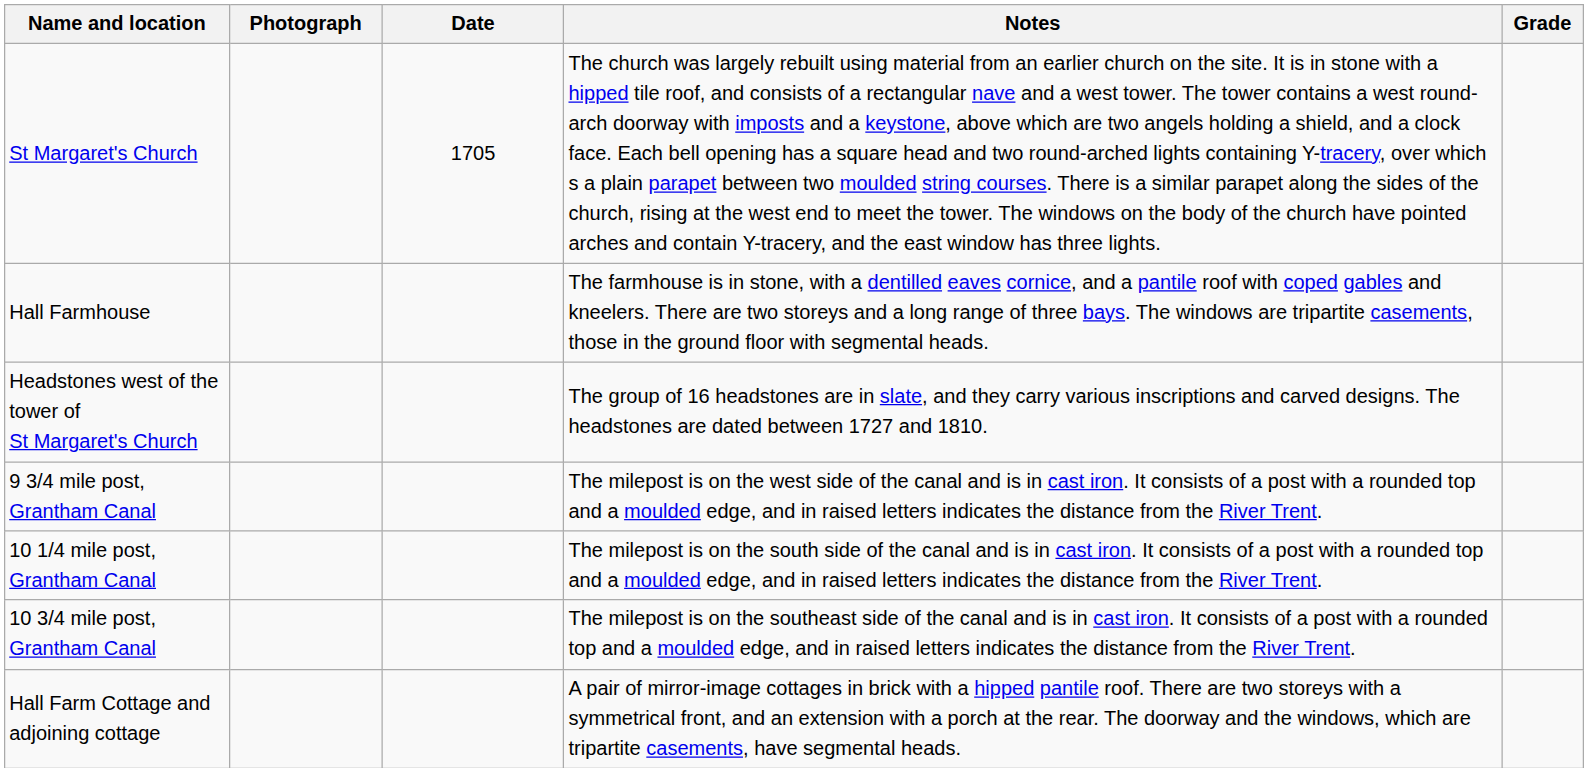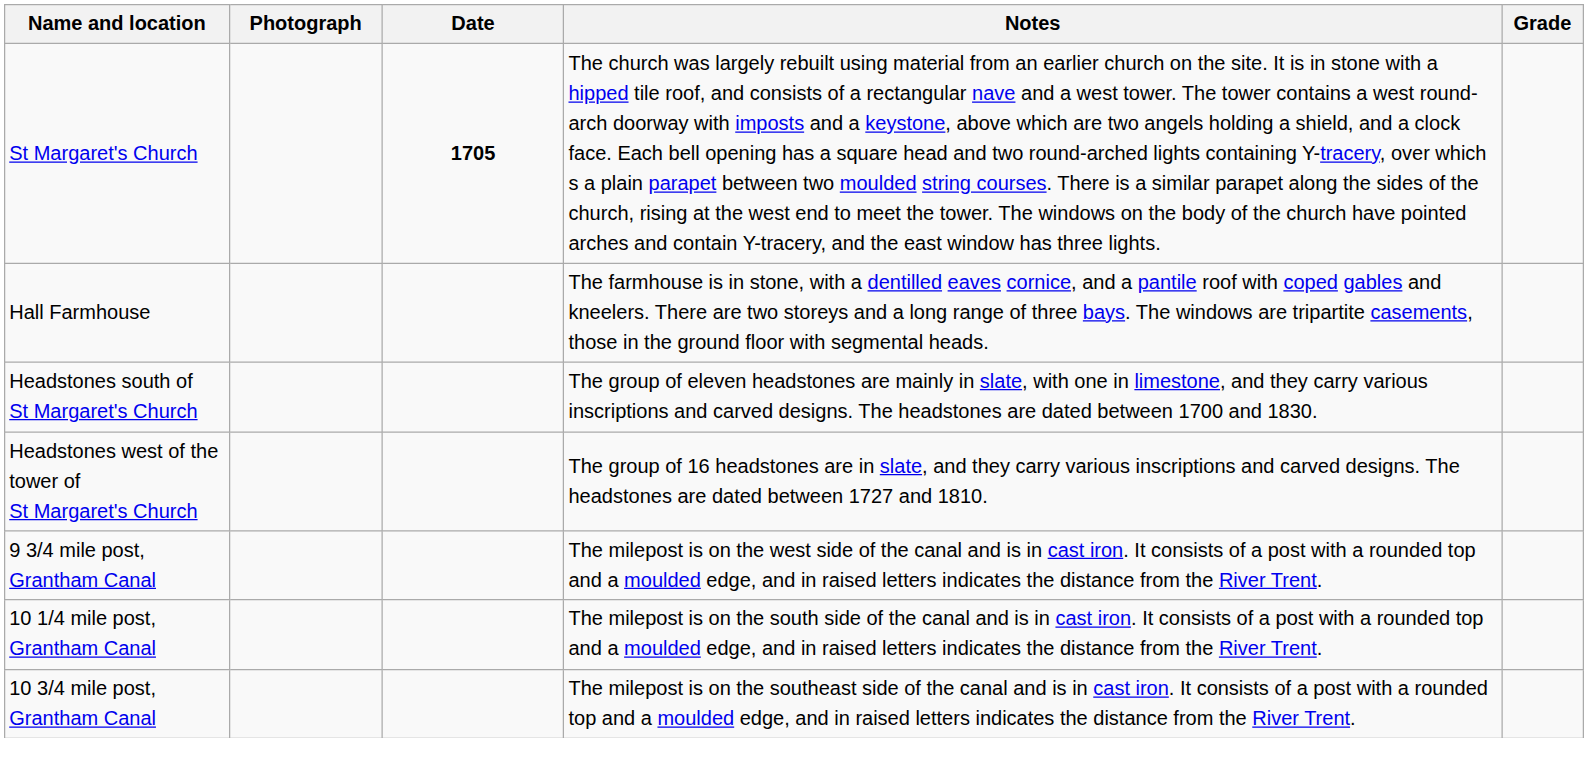(473, 153) normal -> (473, 153) bold
+ row: (103, 396)
- row: (110, 718)
